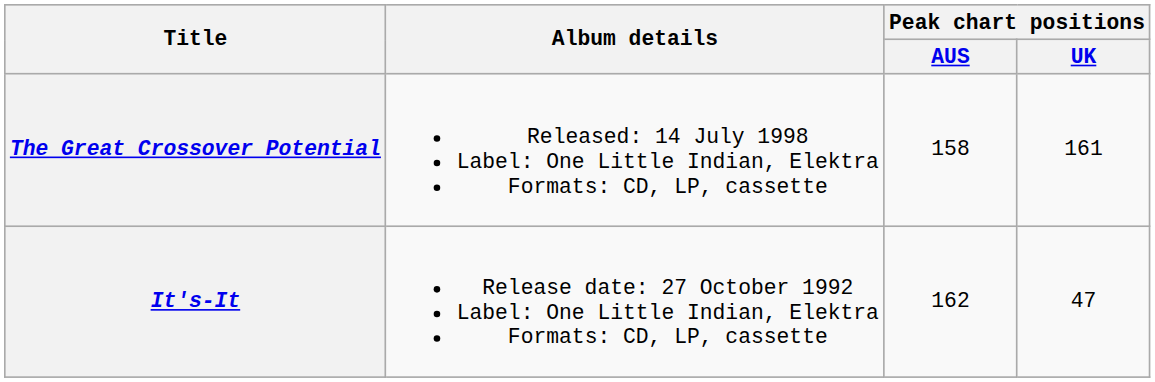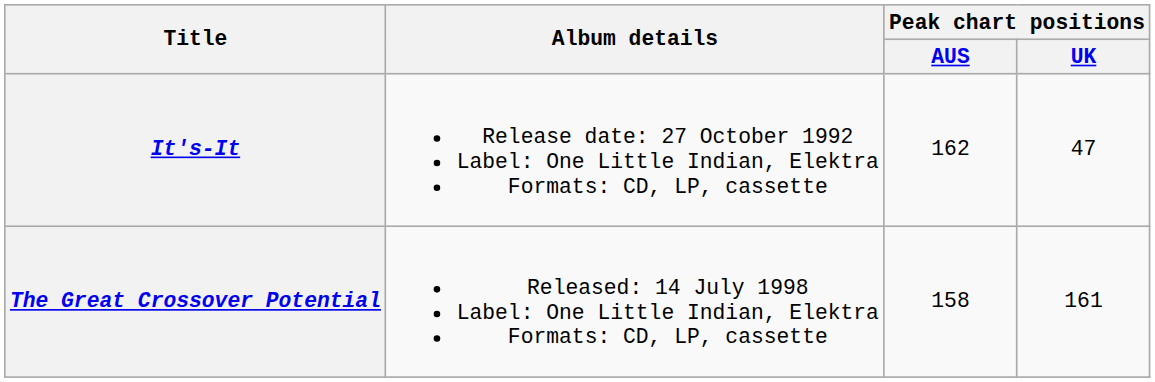rows swapped: (195, 301) <-> (195, 150)
